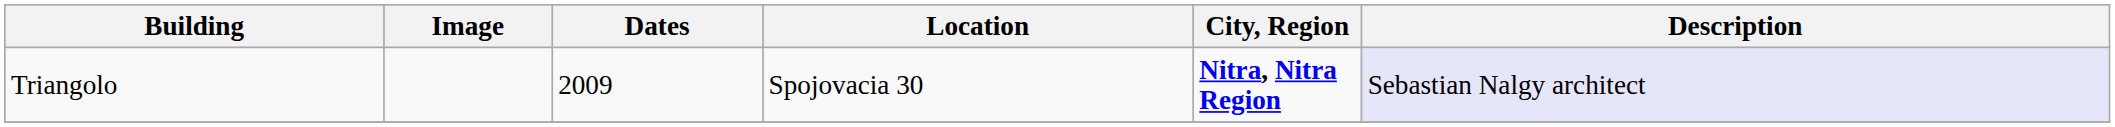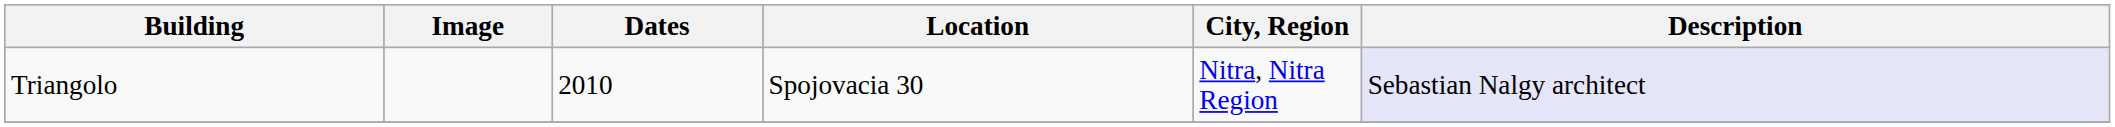(585, 84) 2009 -> (585, 84) 2010
(1268, 84) bold -> (1262, 84) normal
